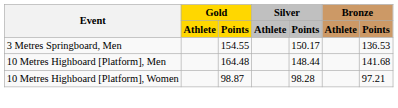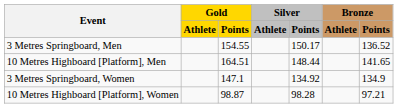(376, 45) 136.53 -> (376, 45) 136.52
(235, 62) 164.48 -> (235, 62) 164.51
(376, 62) 141.68 -> (376, 62) 141.65
+ row: (71, 78)
